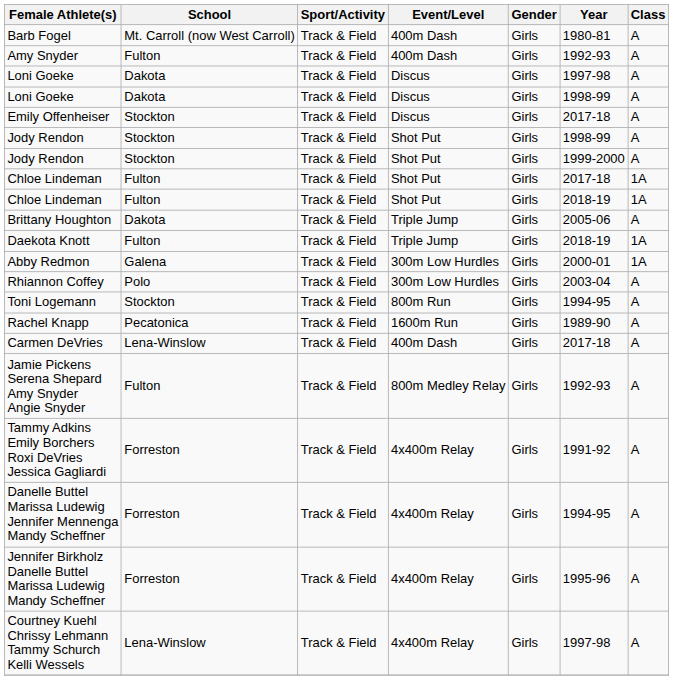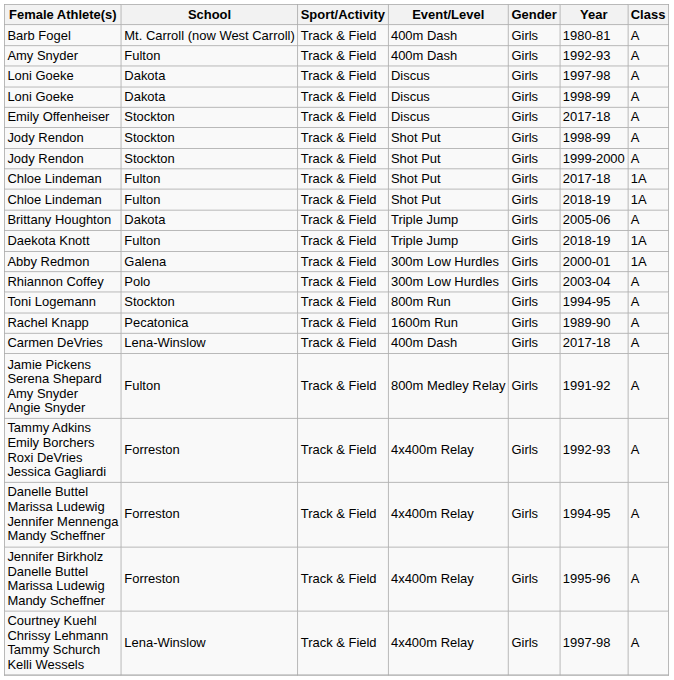(587, 386) 1992-93 -> (587, 386) 1991-92
(587, 450) 1991-92 -> (587, 450) 1992-93
